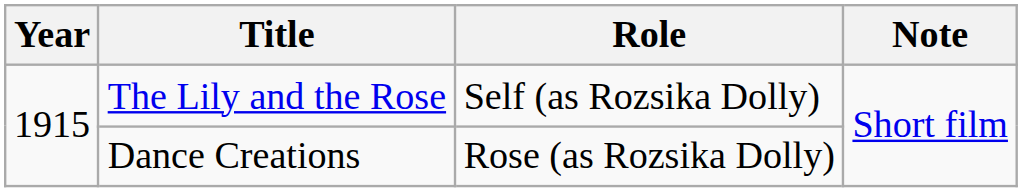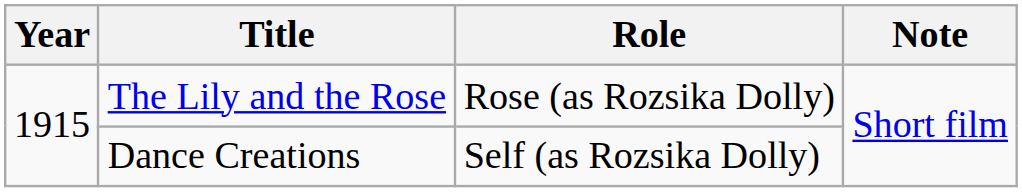(642, 95) Self (as Rozsika Dolly) -> (649, 95) Rose (as Rozsika Dolly)
(649, 155) Rose (as Rozsika Dolly) -> (642, 155) Self (as Rozsika Dolly)
